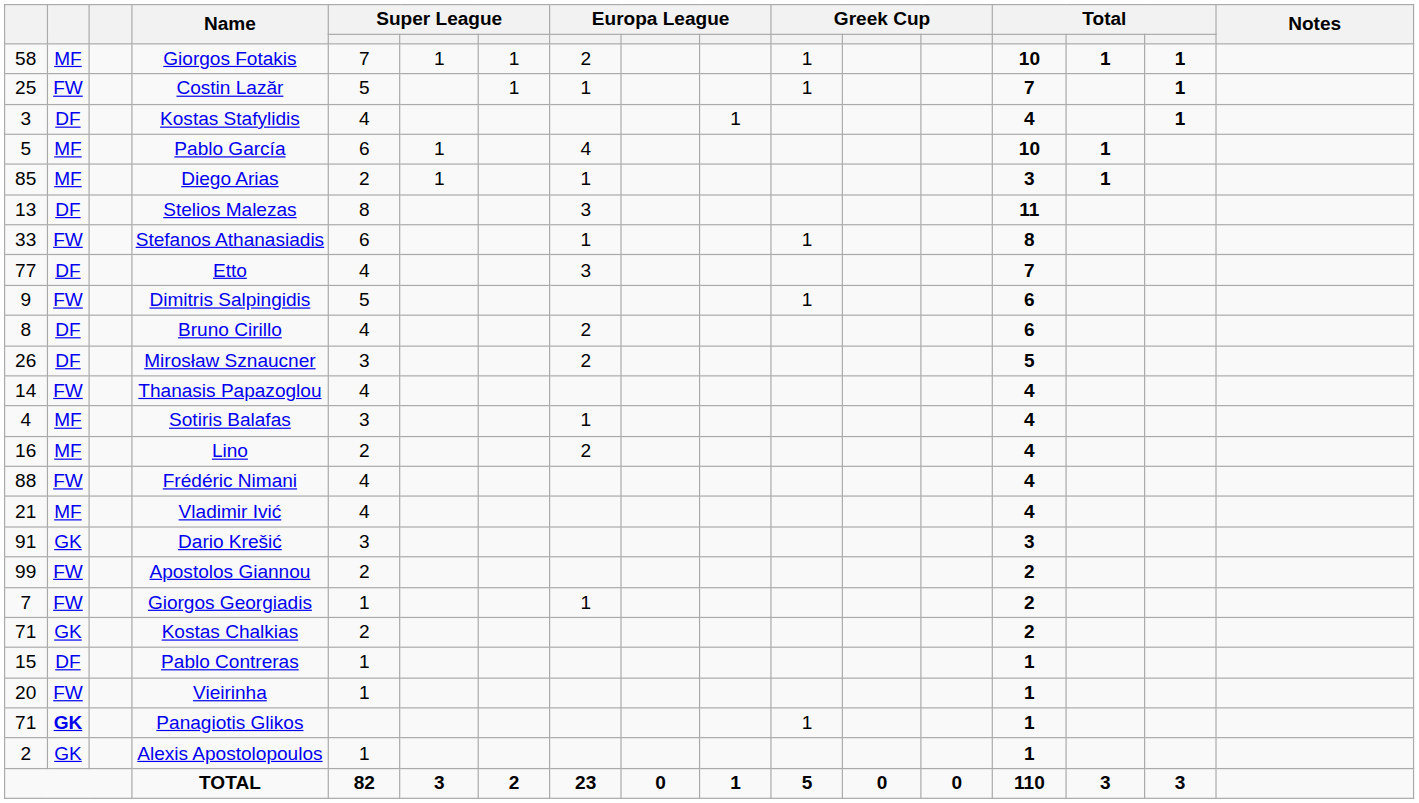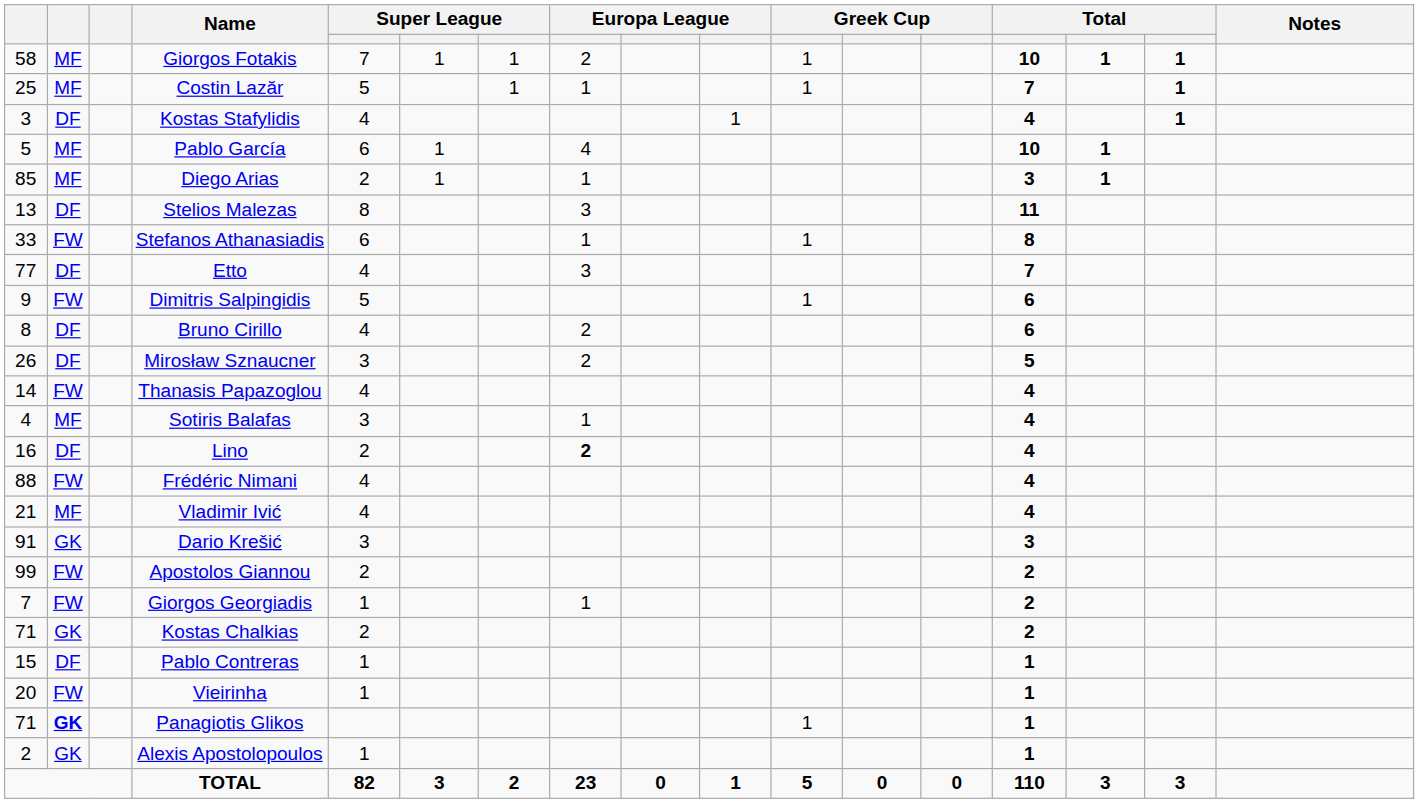(68, 88) FW -> (68, 88) MF
(68, 451) MF -> (68, 451) DF
(586, 451) normal -> (586, 451) bold
